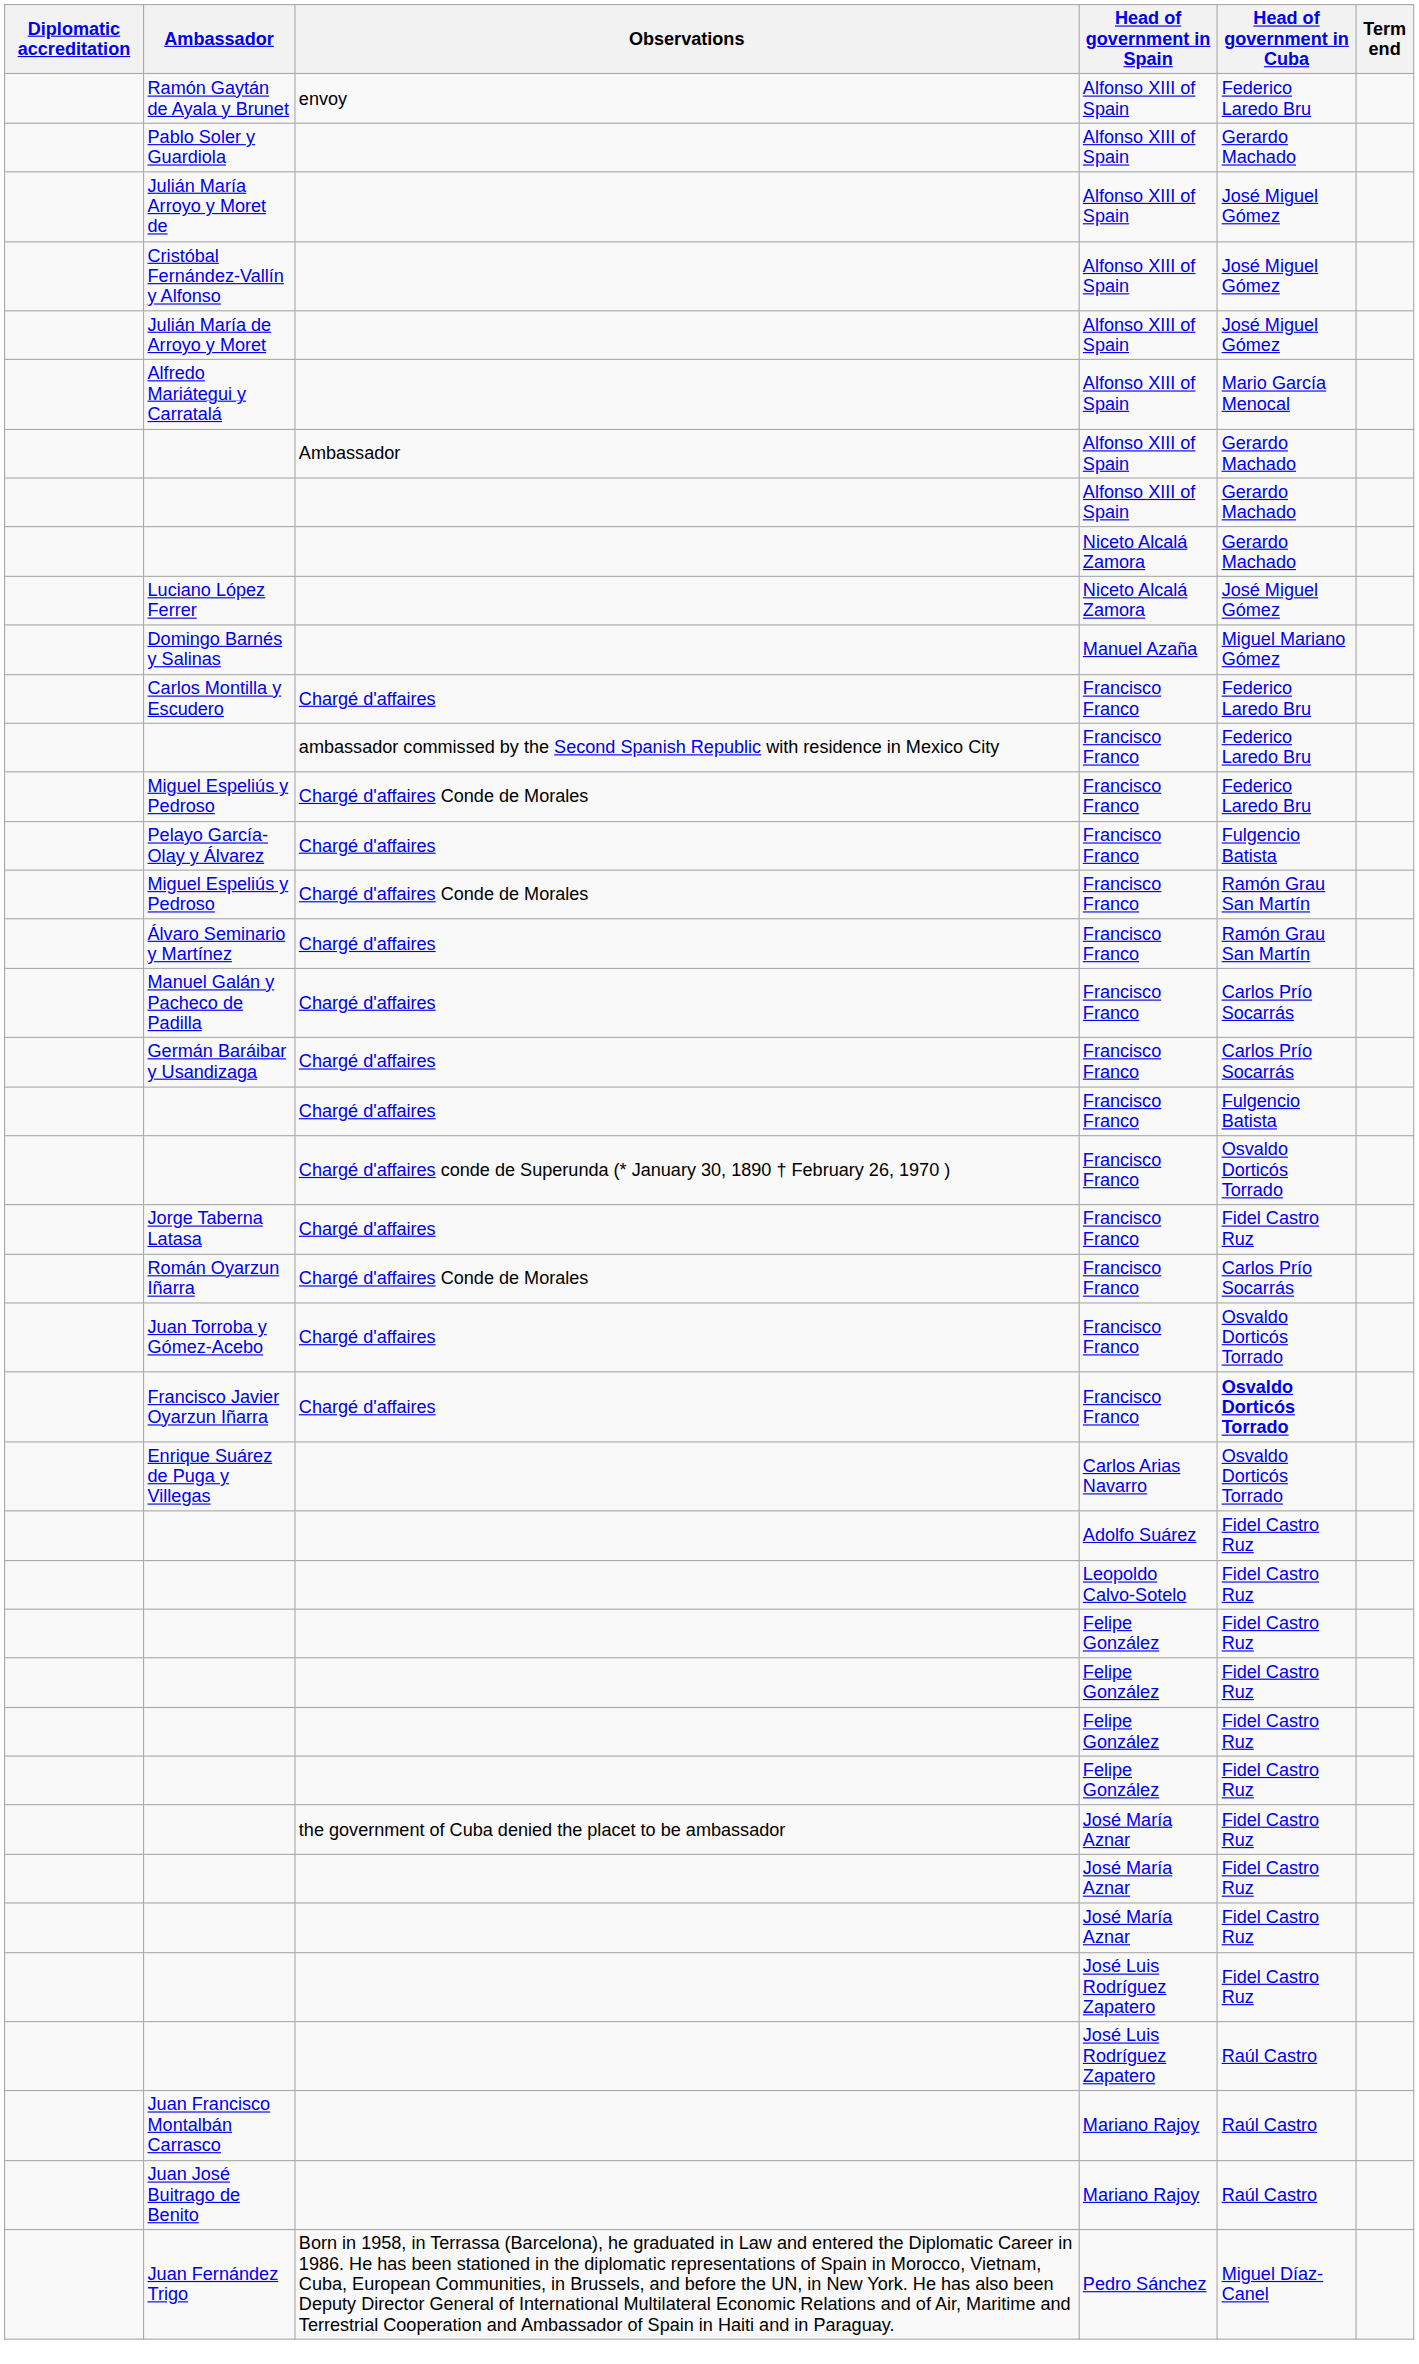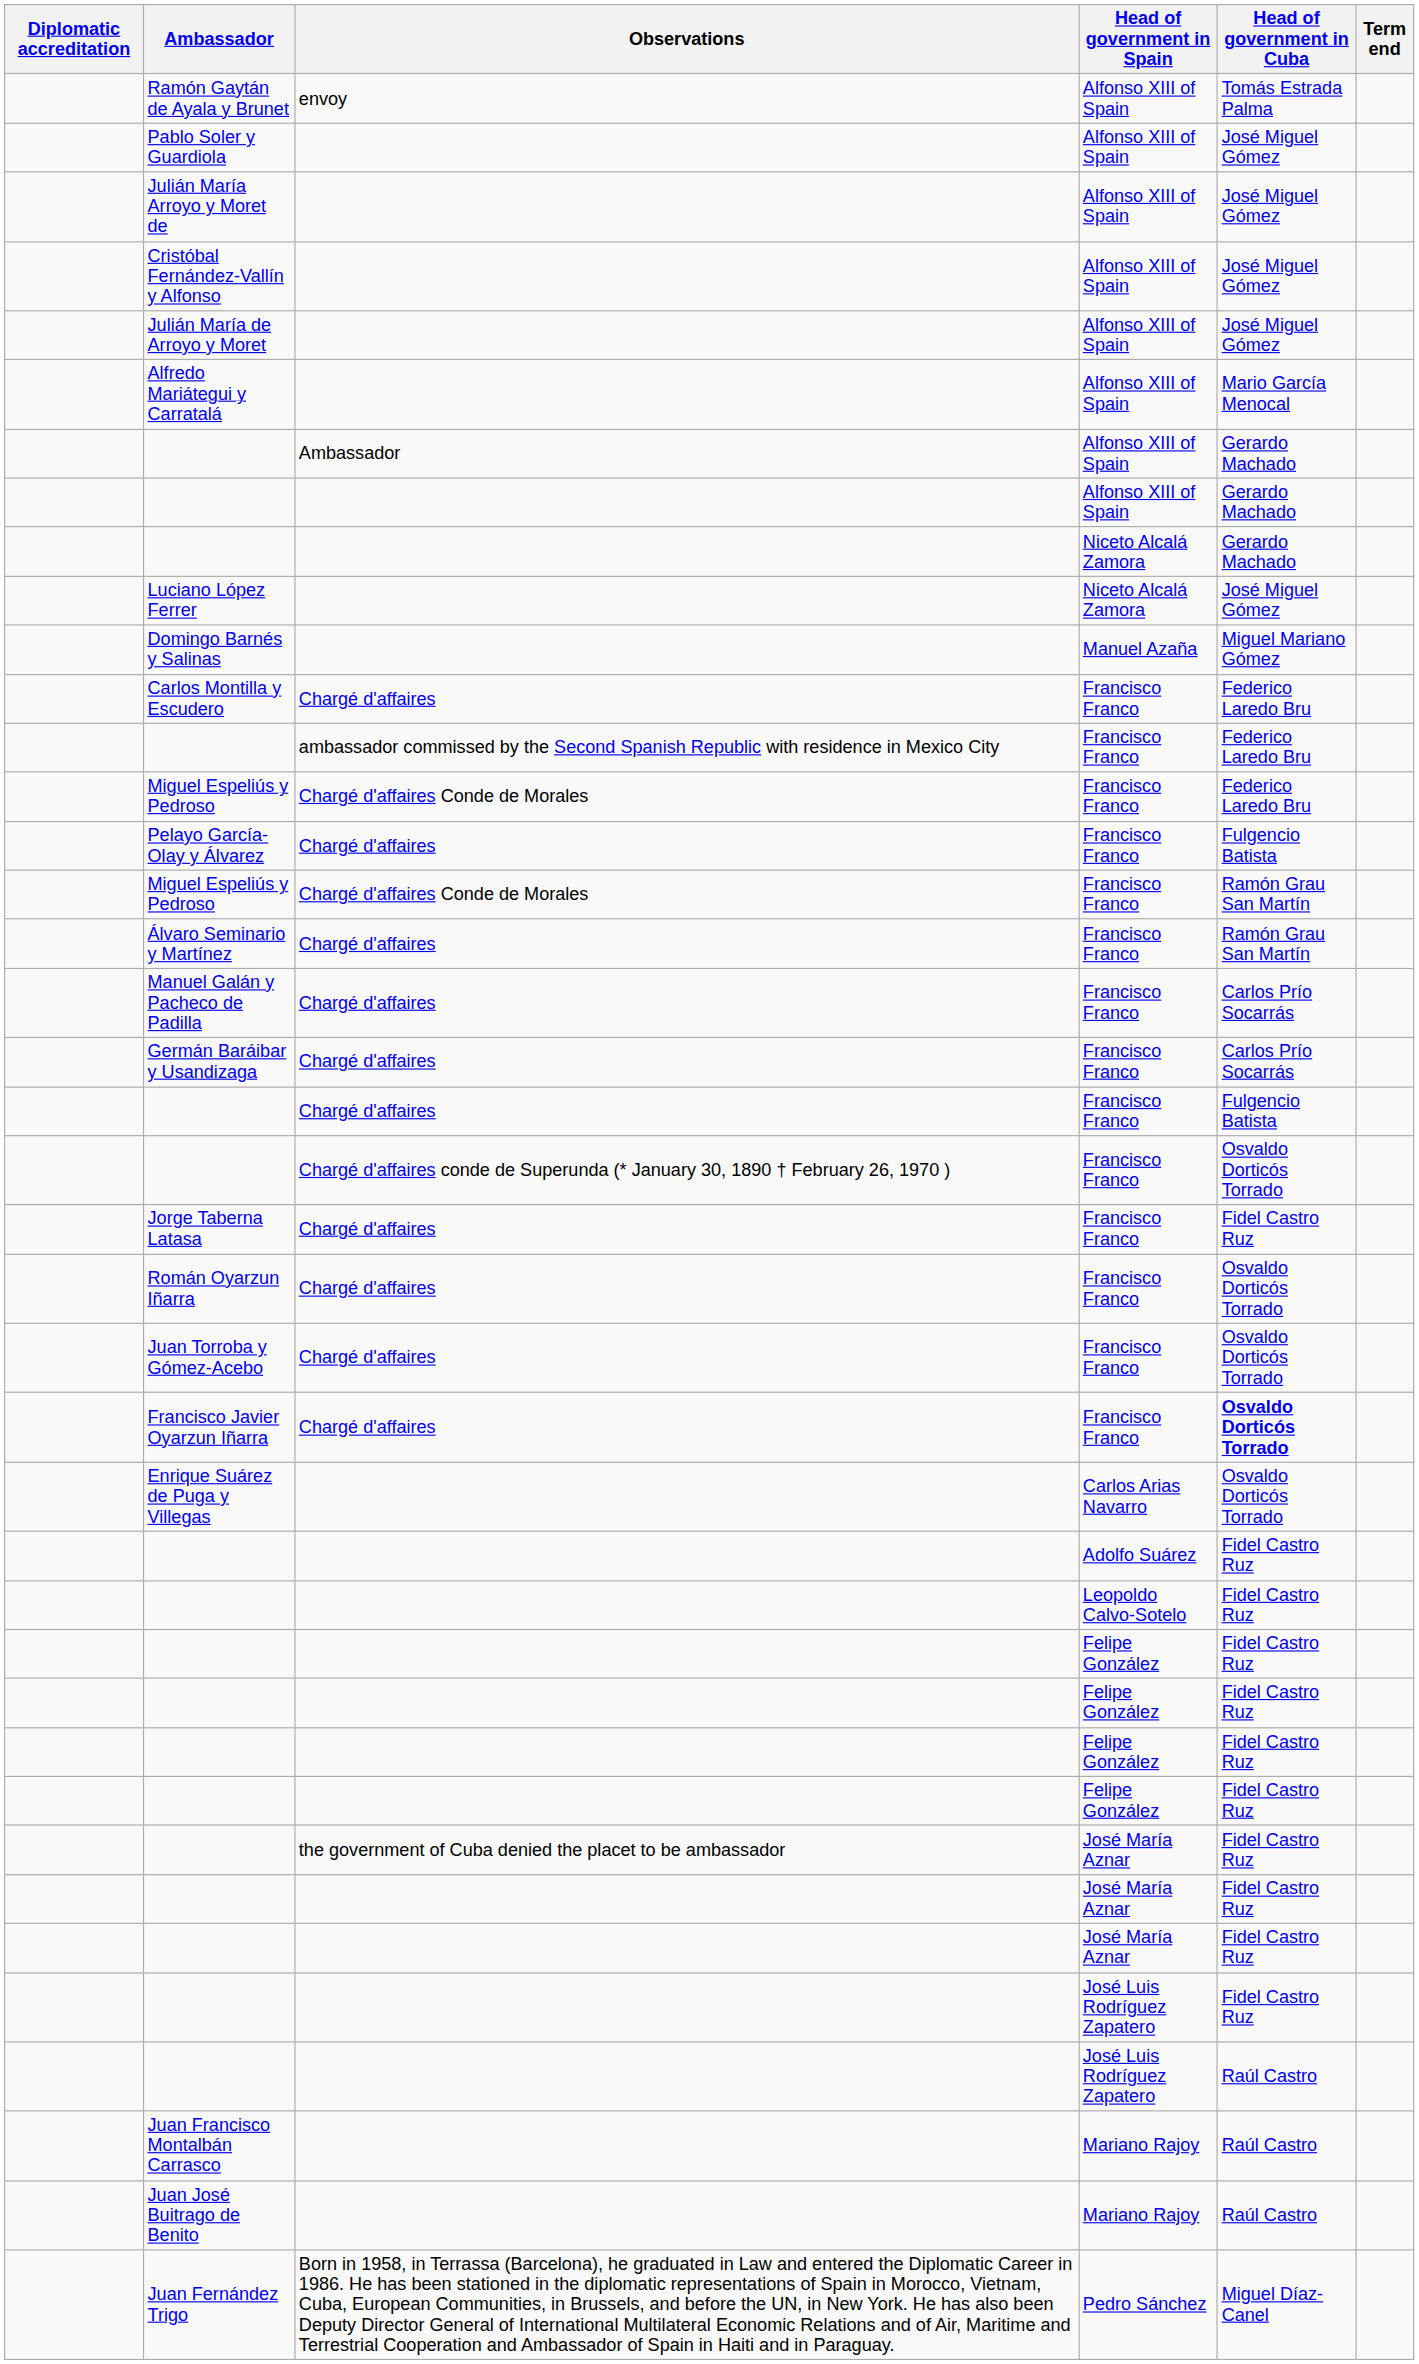(1266, 98) Federico Laredo Bru -> (1282, 98) Tomás Estrada Palma
(1259, 147) Gerardo Machado -> (1270, 147) José Miguel Gómez
(444, 1278) Chargé d'affaires Conde de Morales -> (367, 1288) Chargé d'affaires
(1267, 1278) Carlos Prío Socarrás -> (1255, 1288) Osvaldo Dorticós Torrado
